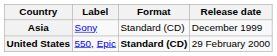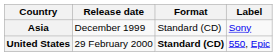columns swapped: (231, 12) <-> (95, 12)
